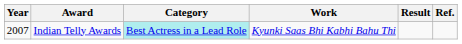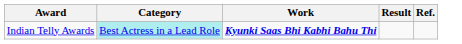- column: (18, 13)
(324, 30) normal -> (301, 30) bold
